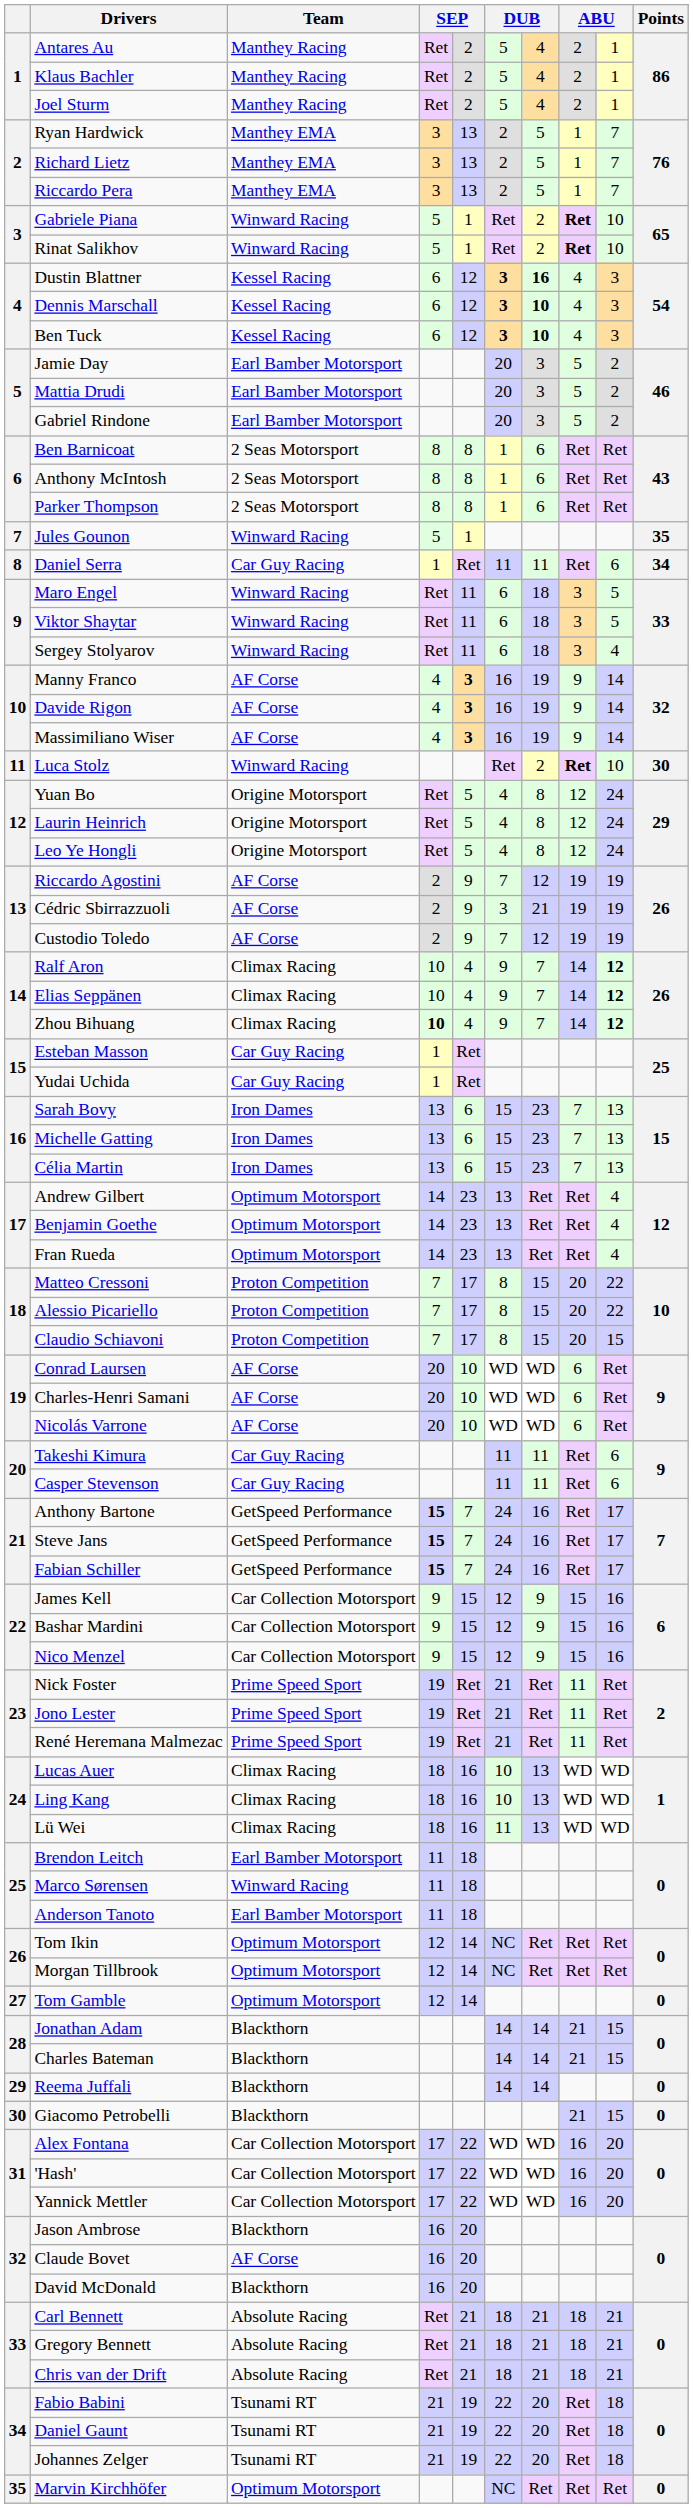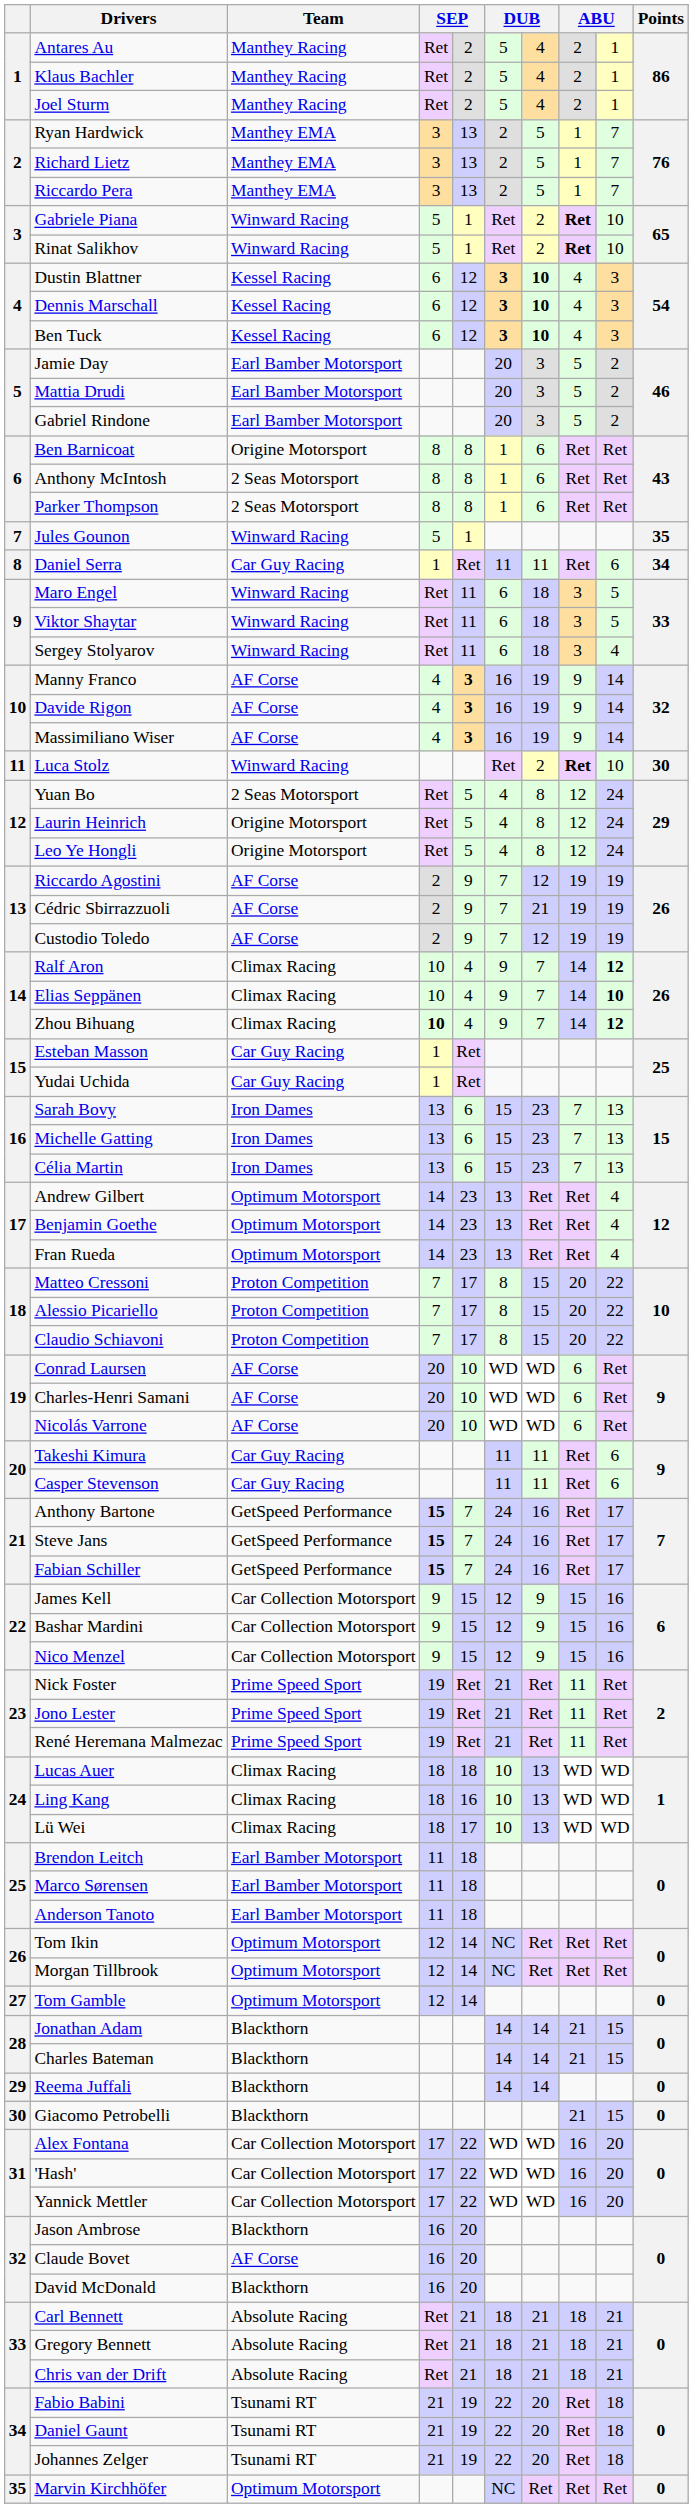(540, 276) 16 -> (540, 276) 10
(295, 449) 2 Seas Motorsport -> (299, 449) Origine Motorsport
(299, 793) Origine Motorsport -> (295, 793) 2 Seas Motorsport
(503, 908) 3 -> (503, 908) 7
(615, 994) 12 -> (615, 994) 10
(615, 1339) 15 -> (615, 1339) 22
(468, 1770) 16 -> (468, 1770) 18
(468, 1827) 16 -> (468, 1827) 17
(503, 1827) 11 -> (503, 1827) 10
(290, 1885) Winward Racing -> (317, 1885) Earl Bamber Motorsport
